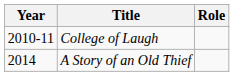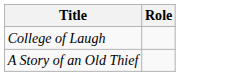- column: (31, 15)
